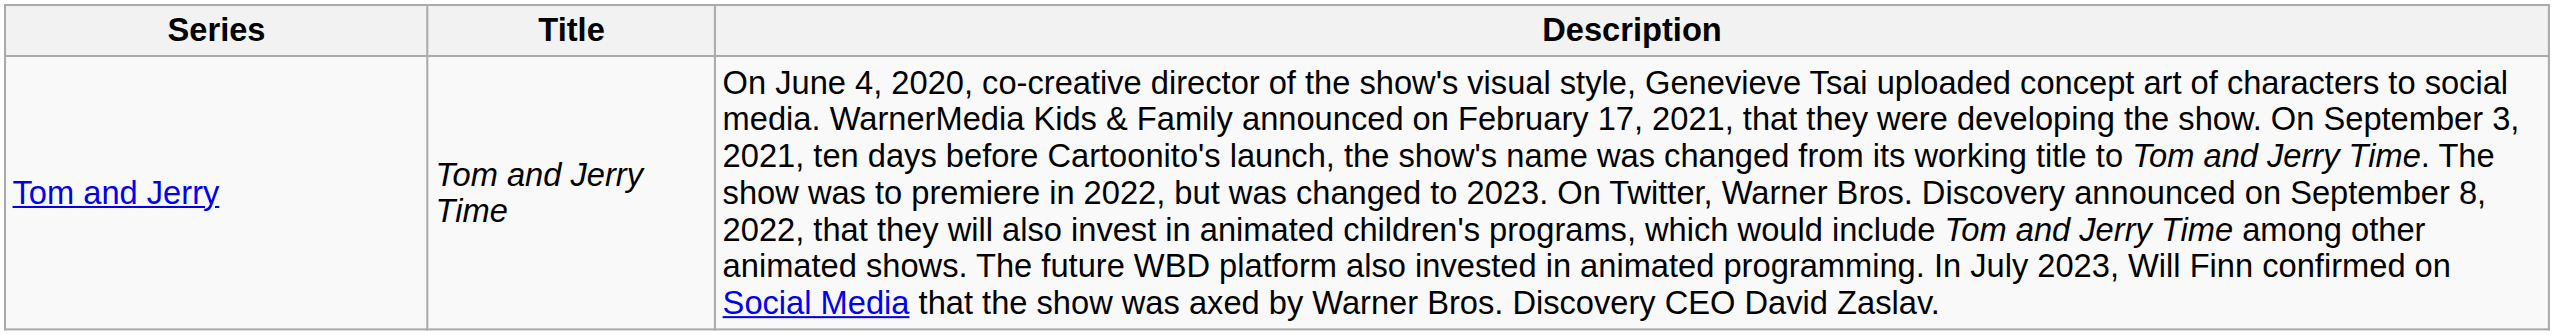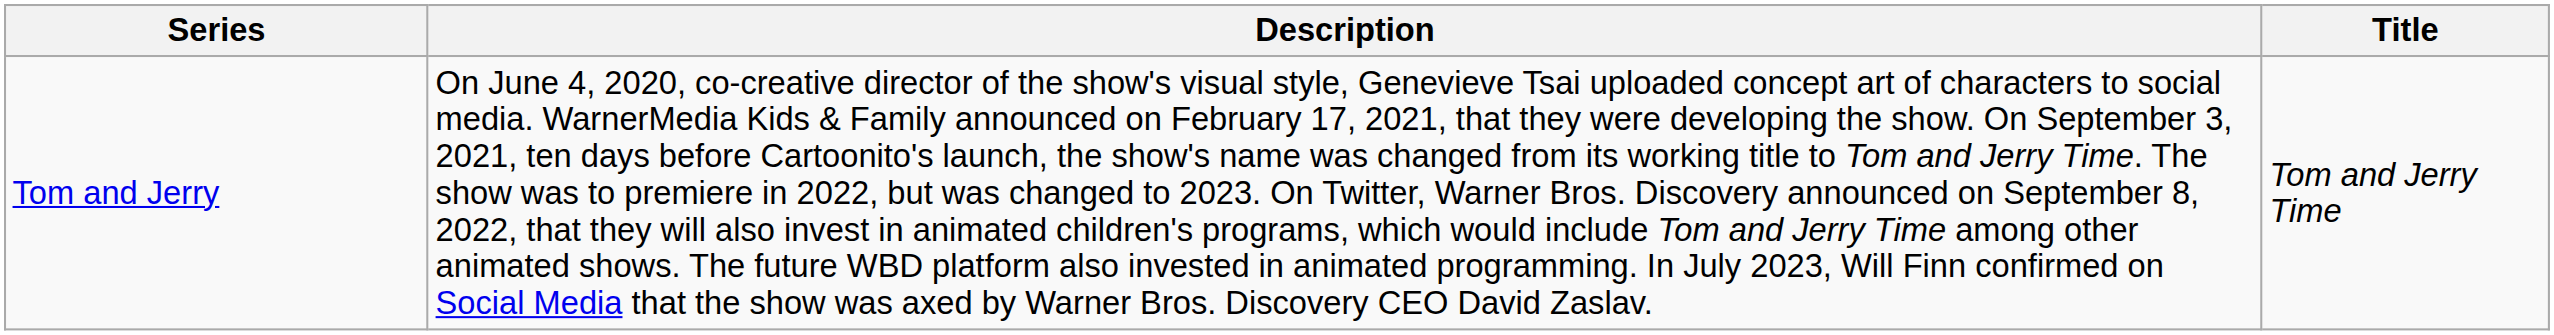columns swapped: (572, 30) <-> (1632, 30)
